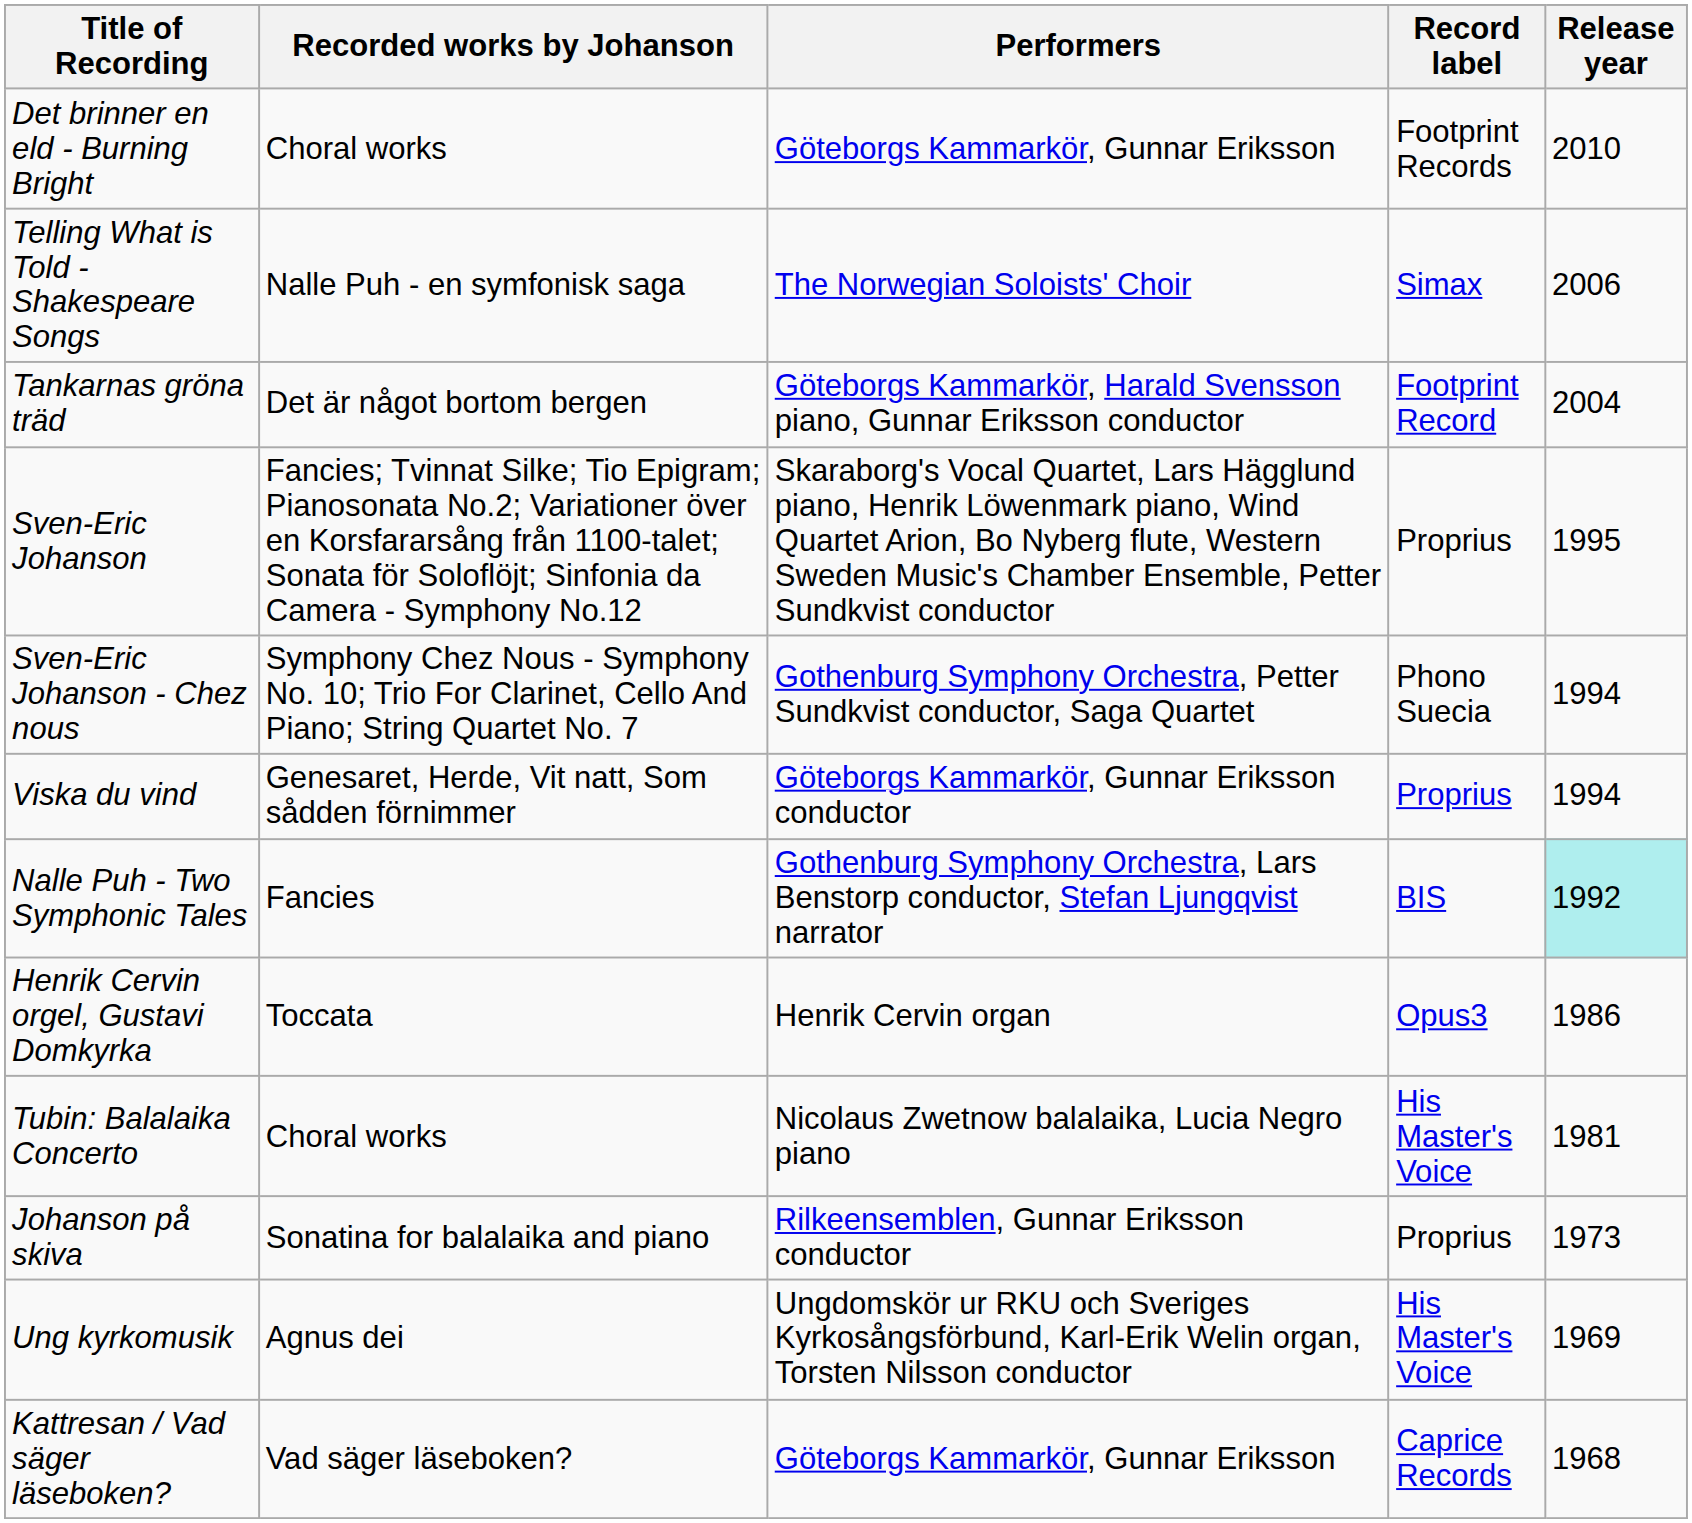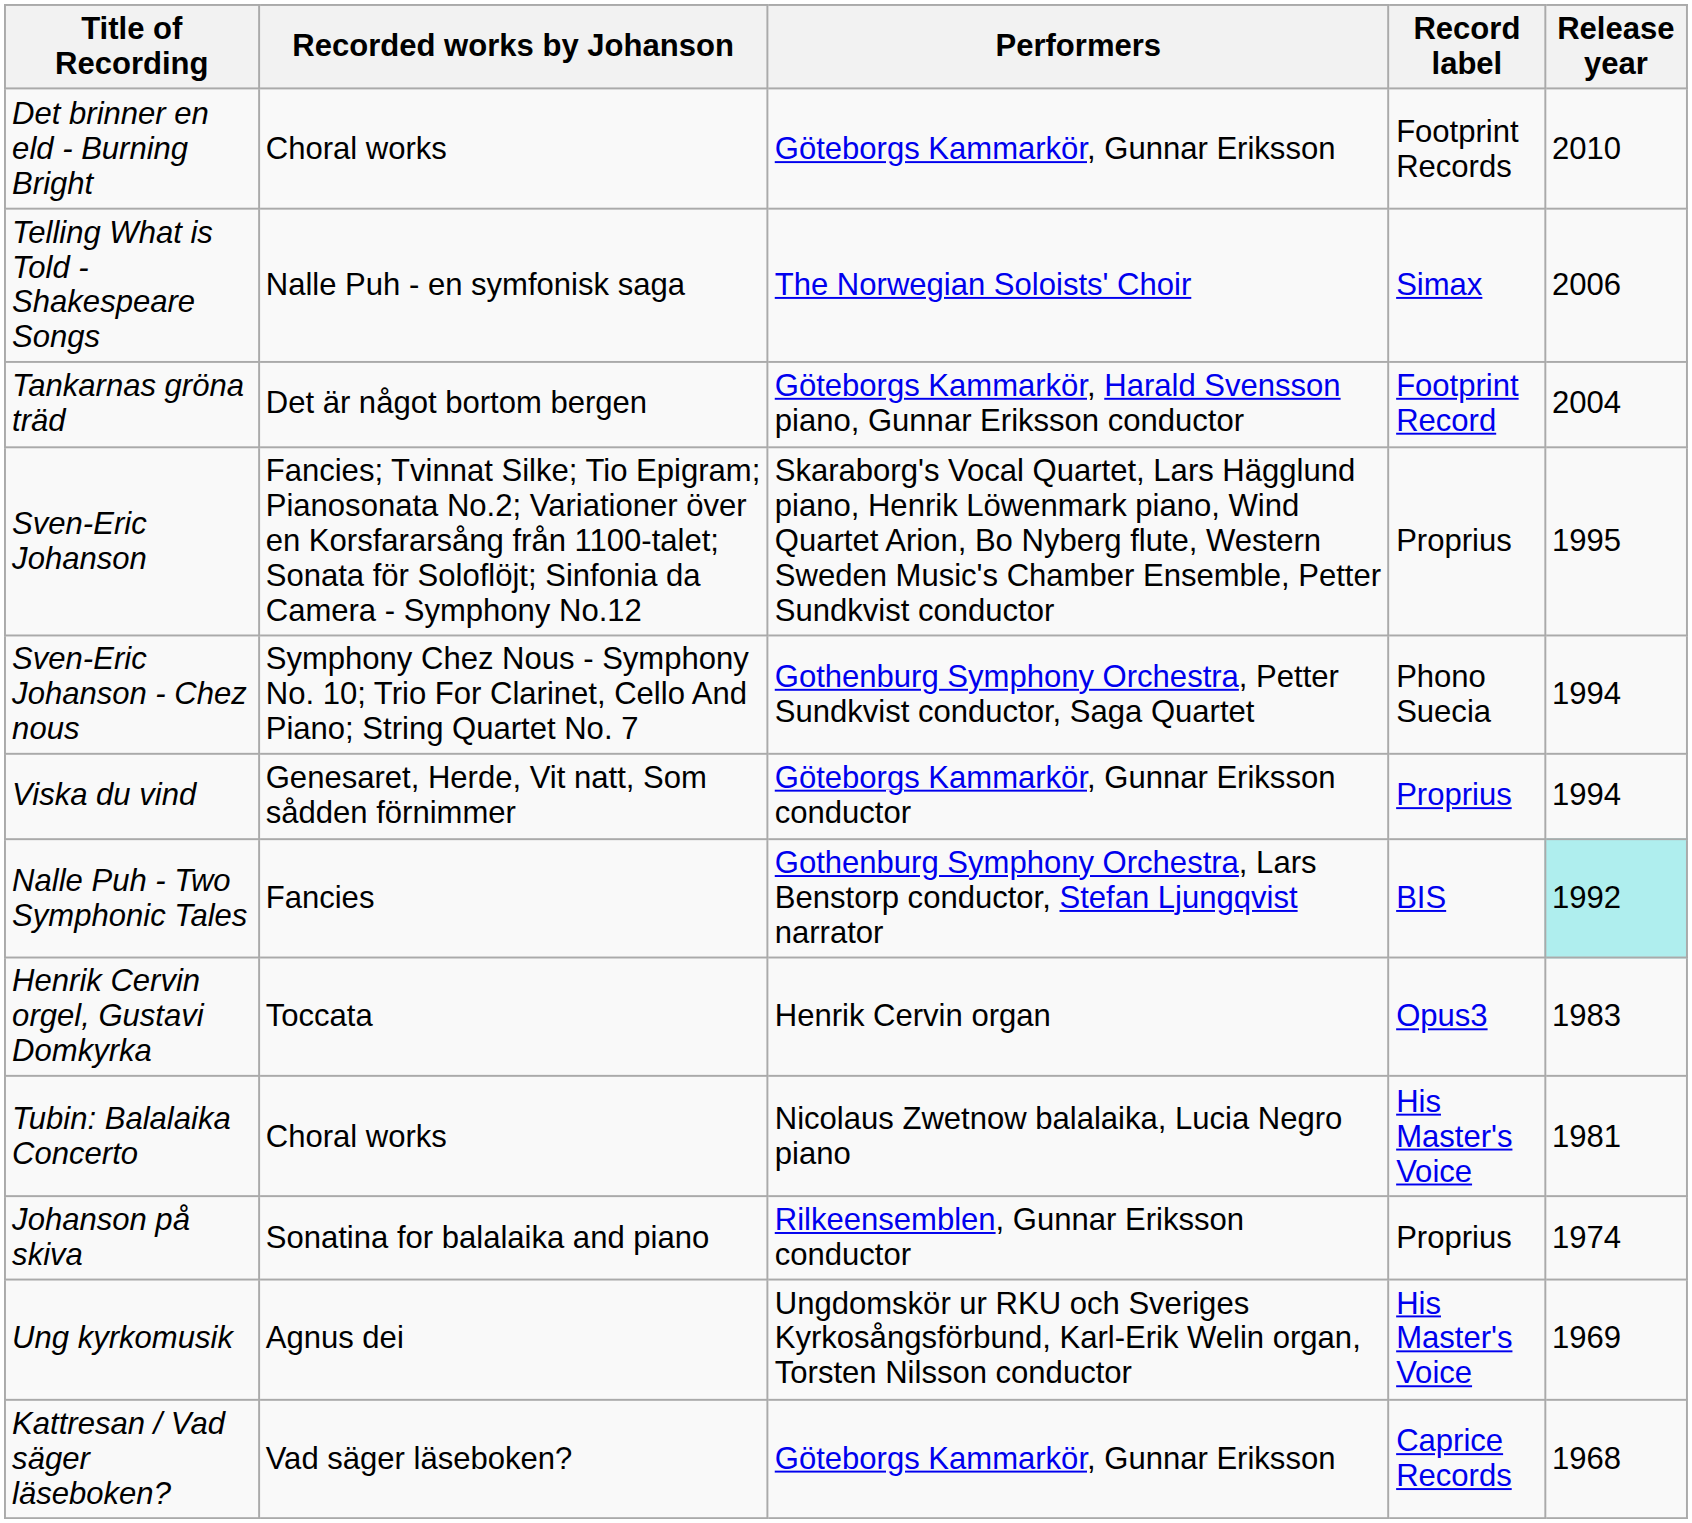(1586, 1016) 1986 -> (1586, 1016) 1983
(1586, 1237) 1973 -> (1586, 1237) 1974
